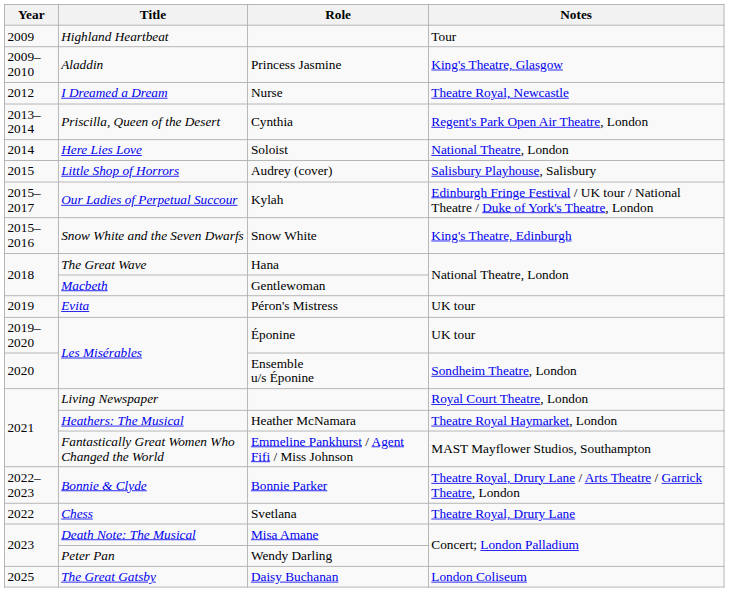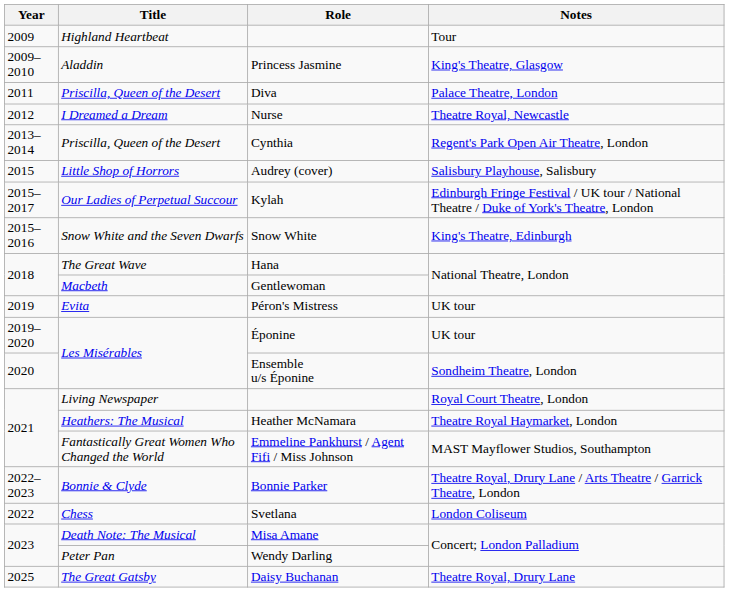+ row: (141, 93)
- row: (102, 150)
(503, 513) Theatre Royal, Drury Lane -> (479, 513) London Coliseum
(479, 576) London Coliseum -> (503, 576) Theatre Royal, Drury Lane
